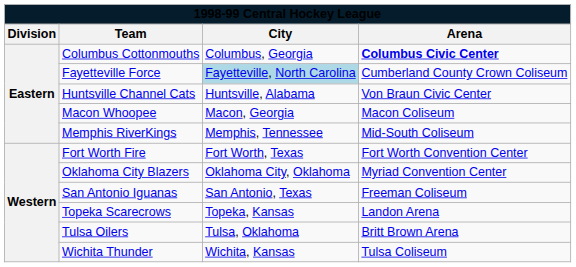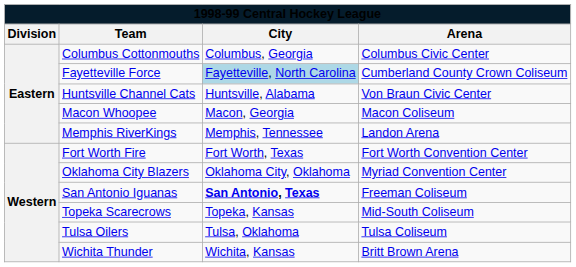(430, 53) bold -> (425, 53) normal
(418, 133) Mid-South Coliseum -> (400, 133) Landon Arena
(258, 192) normal -> (262, 192) bold
(400, 212) Landon Arena -> (418, 212) Mid-South Coliseum
(410, 232) Britt Brown Arena -> (404, 232) Tulsa Coliseum
(404, 251) Tulsa Coliseum -> (410, 251) Britt Brown Arena
